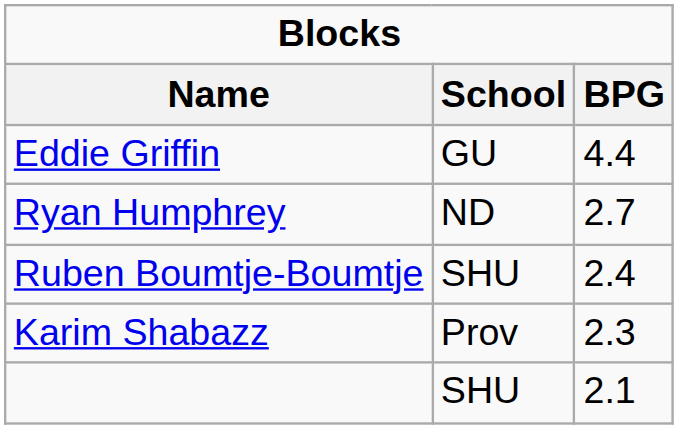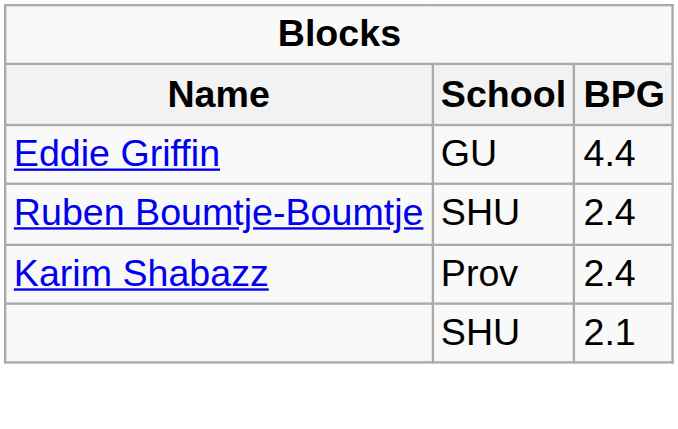- row: (150, 213)
(610, 332) 2.3 -> (610, 272) 2.4
